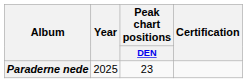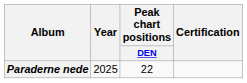(147, 69) 23 -> (147, 69) 22
